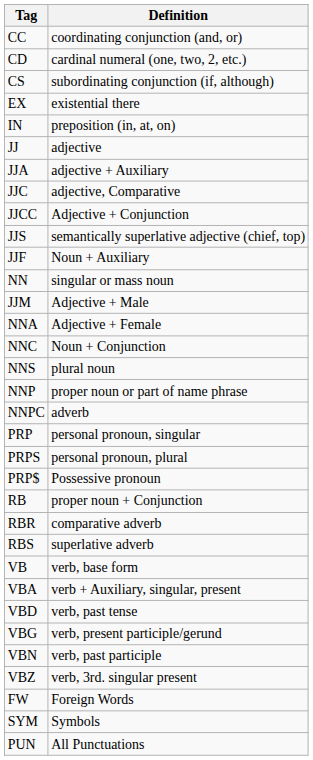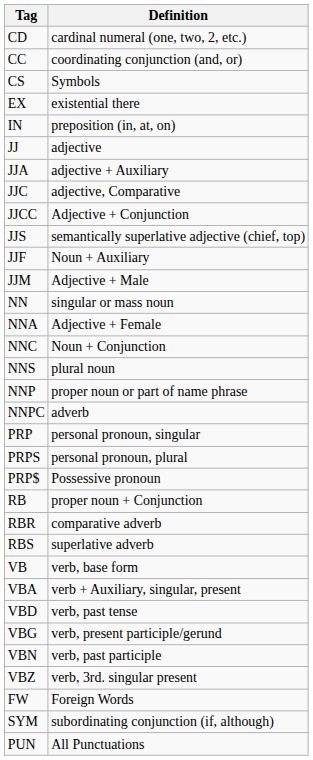rows swapped: (17, 37) <-> (17, 59)
(163, 81) subordinating conjunction (if, although) -> (76, 81) Symbols
rows swapped: (19, 302) <-> (18, 280)
(76, 721) Symbols -> (163, 721) subordinating conjunction (if, although)
